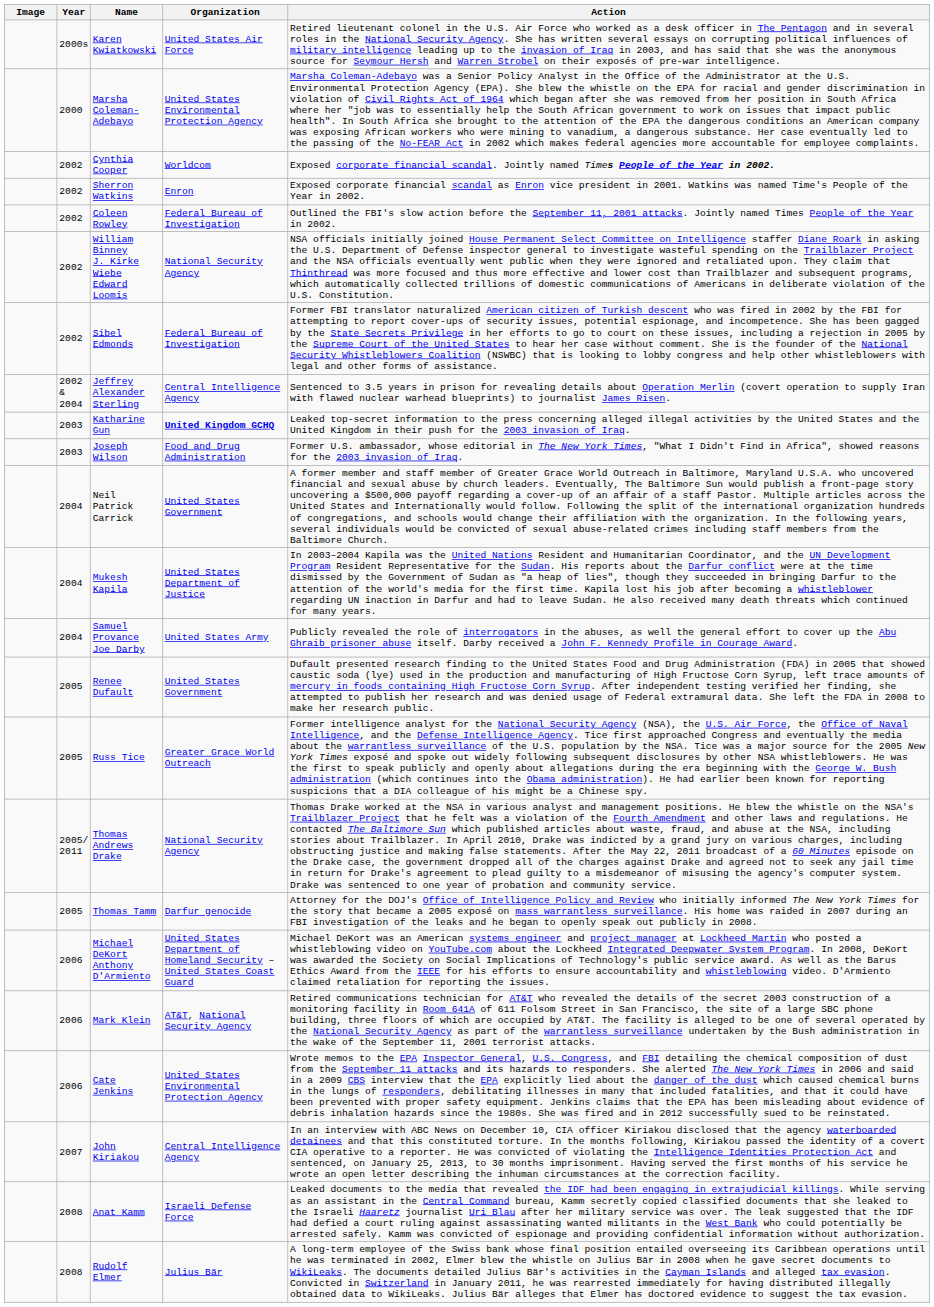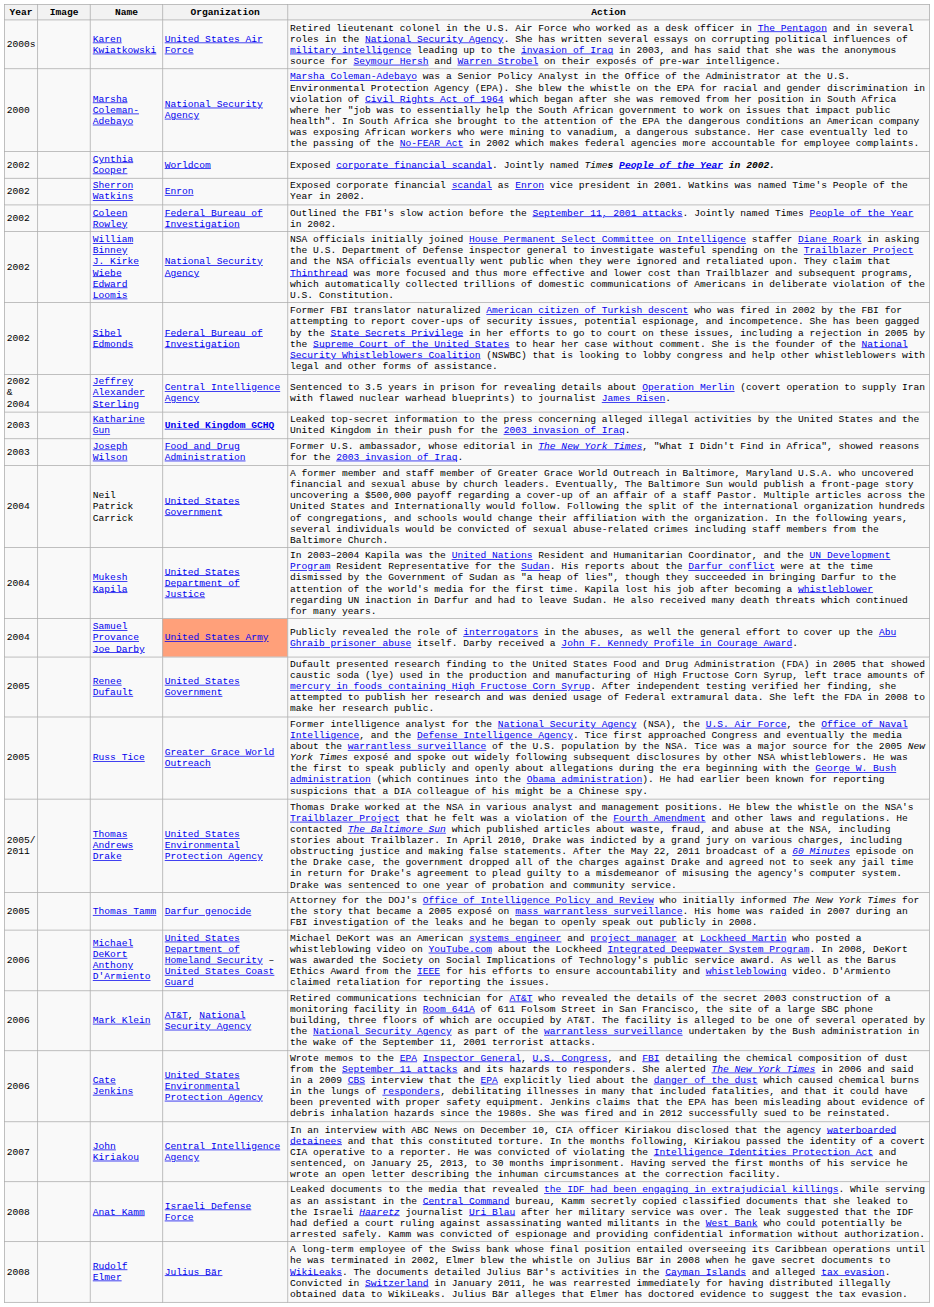columns swapped: (74, 12) <-> (31, 12)
(214, 110) United States Environmental Protection Agency -> (214, 110) National Security Agency
(217, 638) no background -> (217, 638) lightsalmon background
(214, 846) National Security Agency -> (214, 846) United States Environmental Protection Agency
